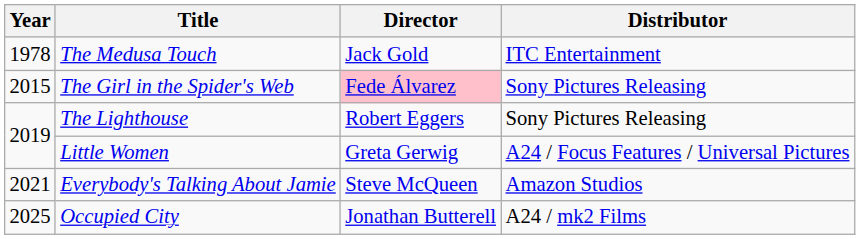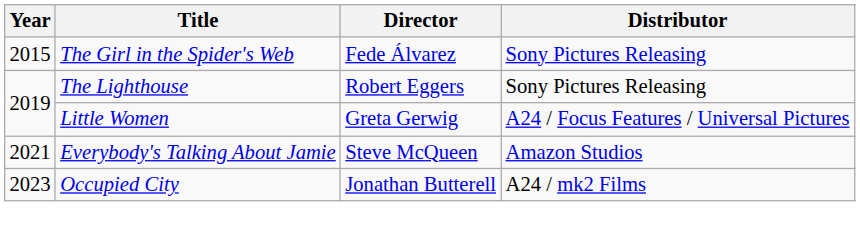- row: (138, 53)
(401, 86) pink background -> (401, 53) no background
(30, 217) 2025 -> (30, 184) 2023
